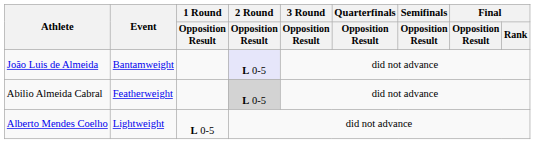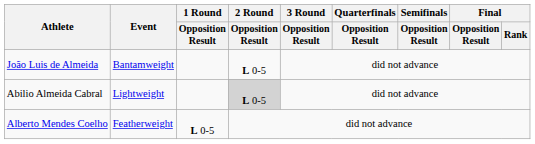(254, 71) lavender background -> (254, 71) no background
(143, 94) Featherweight -> (138, 94) Lightweight
(138, 124) Lightweight -> (143, 124) Featherweight
